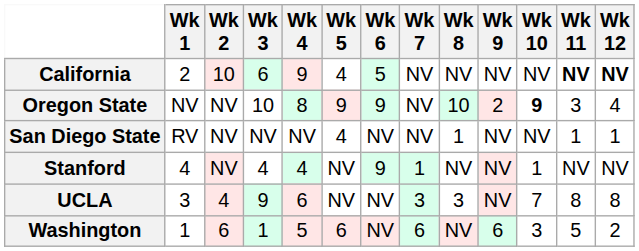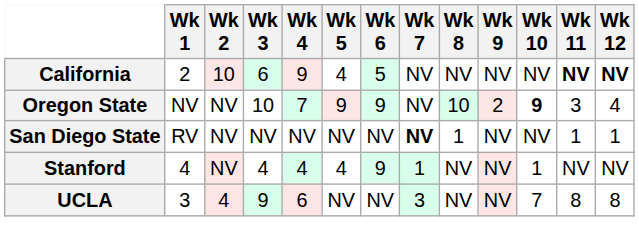(302, 106) 8 -> (302, 106) 7
(341, 137) 4 -> (341, 137) NV
(419, 137) normal -> (419, 137) bold
(341, 168) NV -> (341, 168) 4
(459, 200) 3 -> (459, 200) NV
- row: (85, 231)
